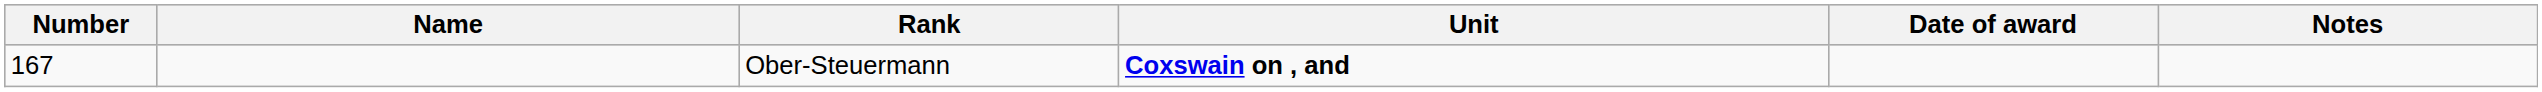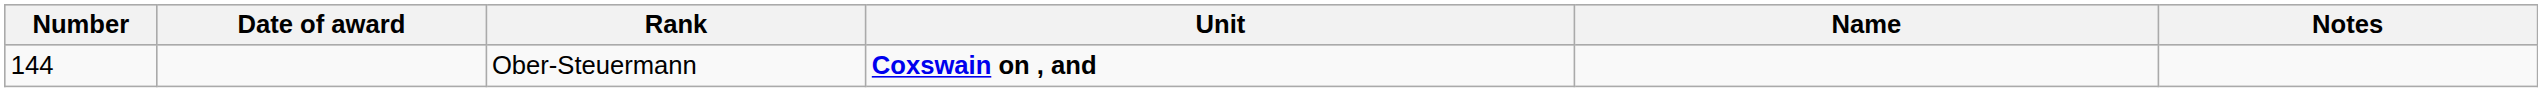columns swapped: (448, 24) <-> (1993, 24)
(32, 65) 167 -> (32, 65) 144
